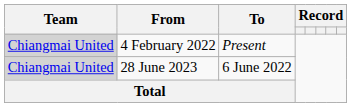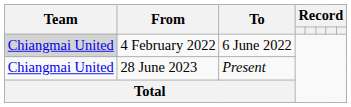(244, 45) Present -> (257, 45) 6 June 2022
(61, 68) lightgrey background -> (61, 68) no background
(257, 68) 6 June 2022 -> (244, 68) Present
